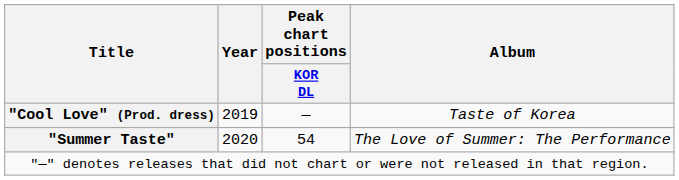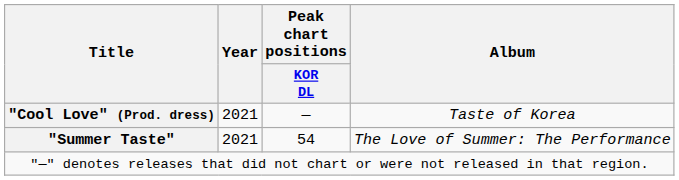(240, 115) 2019 -> (240, 115) 2021
(240, 140) 2020 -> (240, 140) 2021
